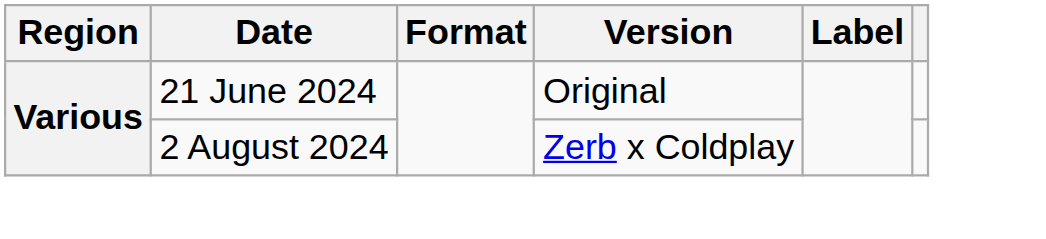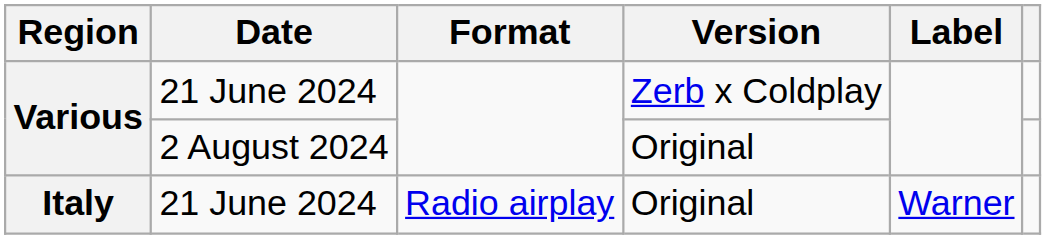(605, 89) Original -> (756, 89) Zerb x Coldplay
(669, 146) Zerb x Coldplay -> (693, 146) Original
+ row: (78, 203)
